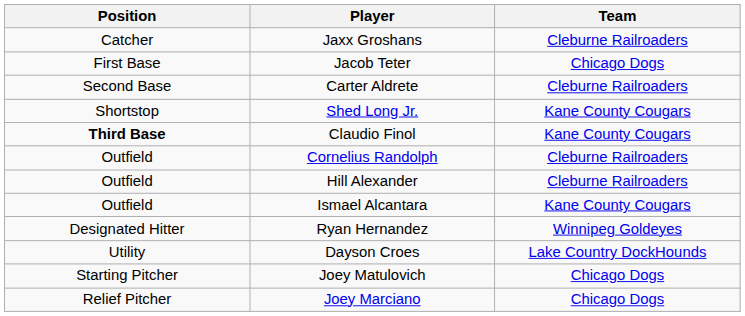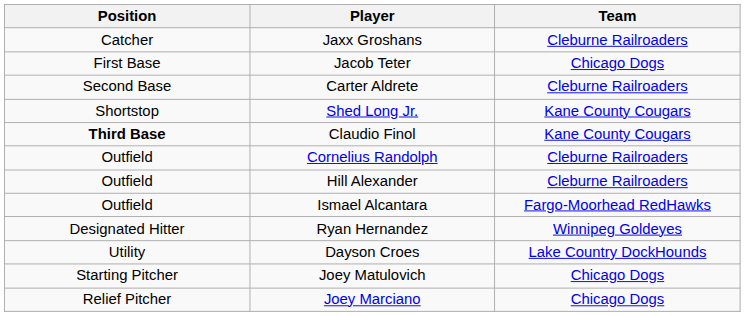(617, 205) Kane County Cougars -> (617, 205) Fargo-Moorhead RedHawks
